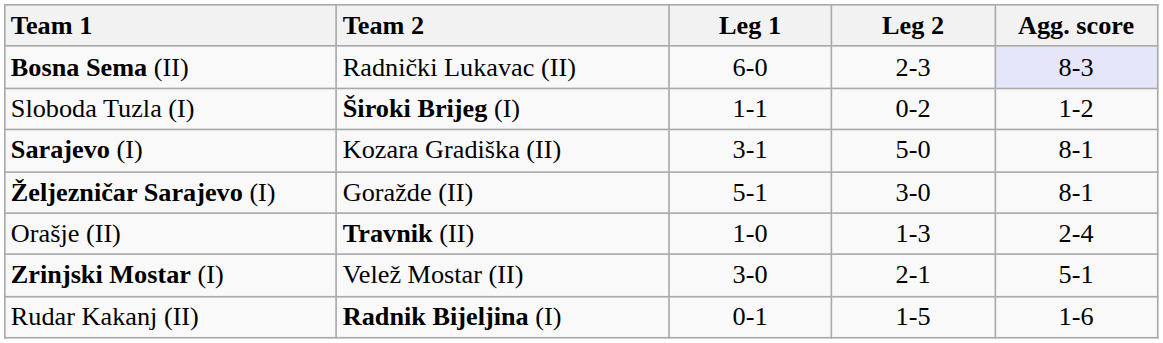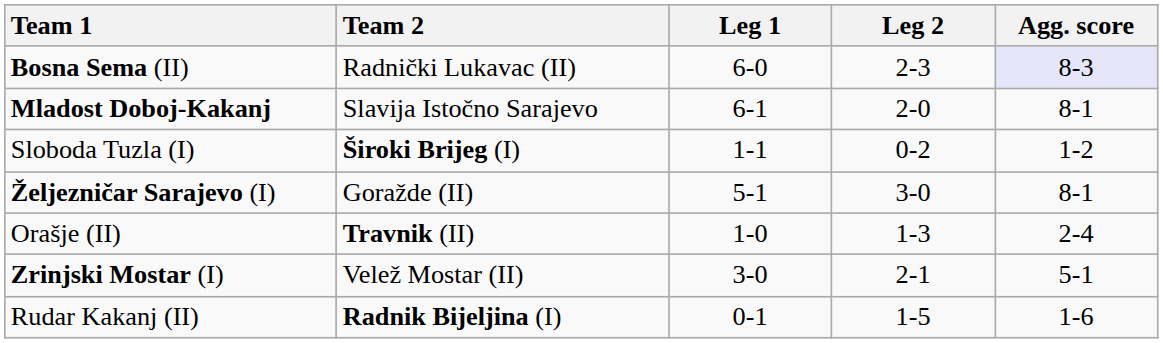+ row: (141, 108)
- row: (77, 150)
